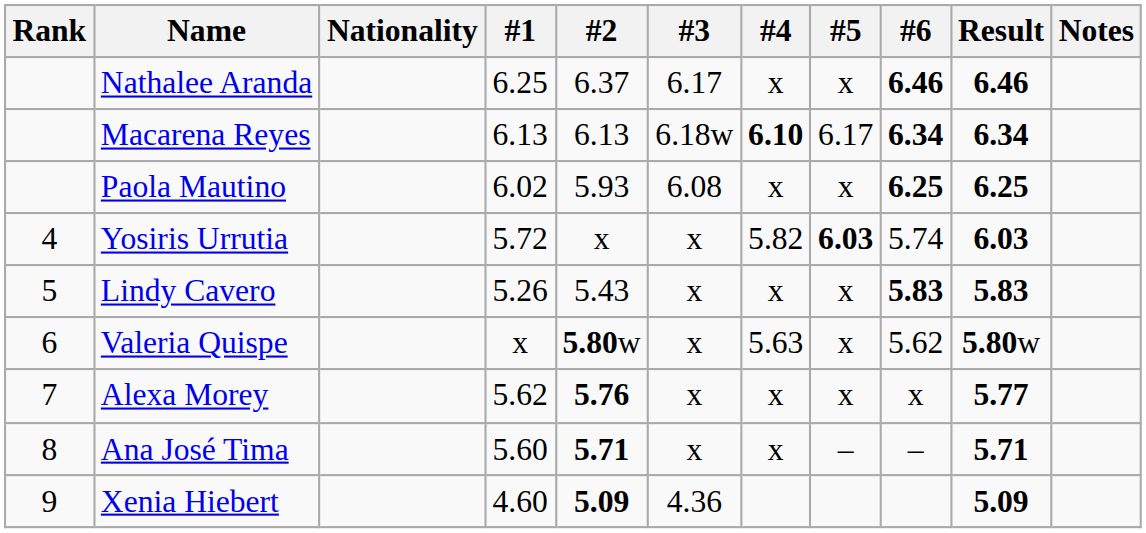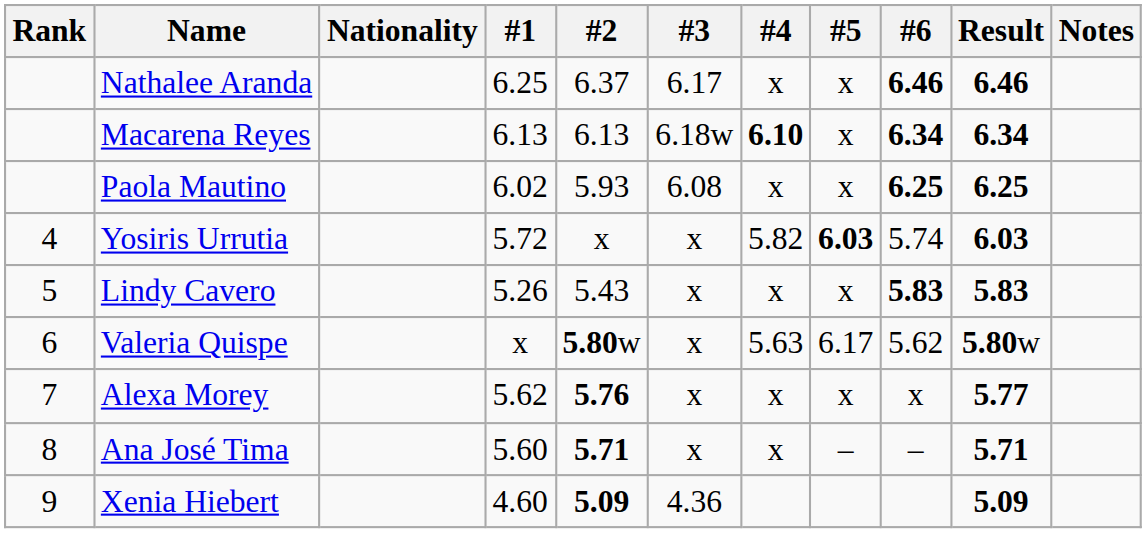(846, 135) 6.17 -> (846, 135) x
(846, 343) x -> (846, 343) 6.17
